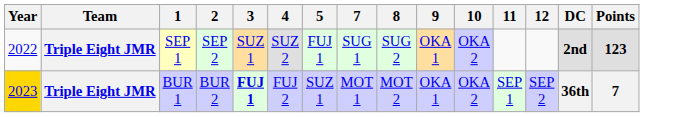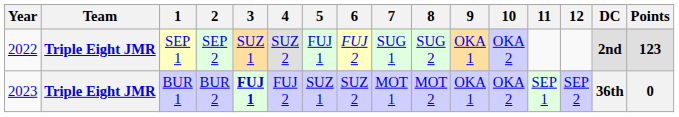+ column: (354, 17)
(23, 91) gold background -> (23, 91) no background
(616, 91) 7 -> (650, 91) 0
